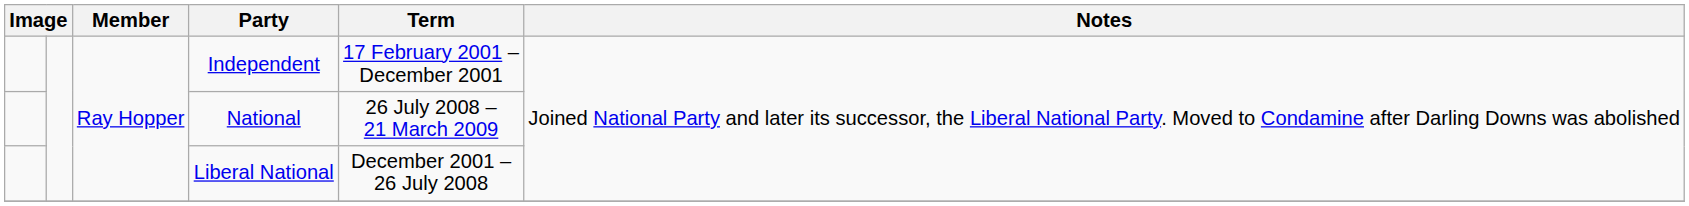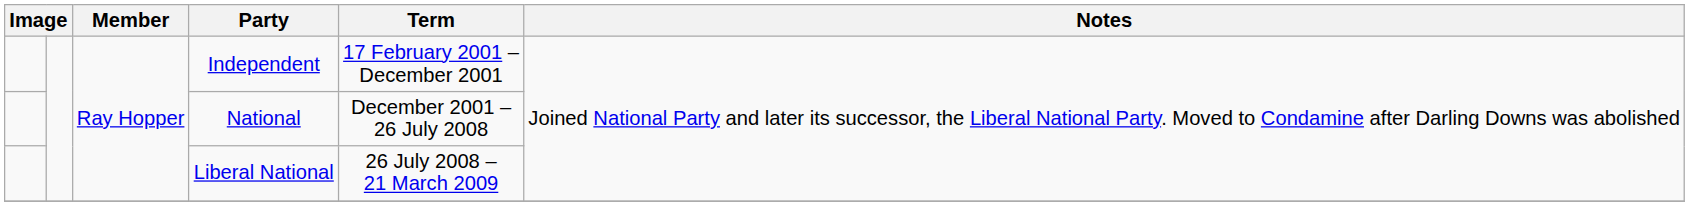(431, 118) 26 July 2008 – 21 March 2009 -> (431, 118) December 2001 – 26 July 2008
(431, 173) December 2001 – 26 July 2008 -> (431, 173) 26 July 2008 – 21 March 2009
